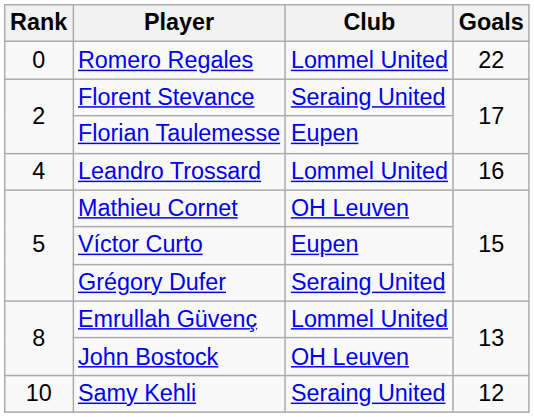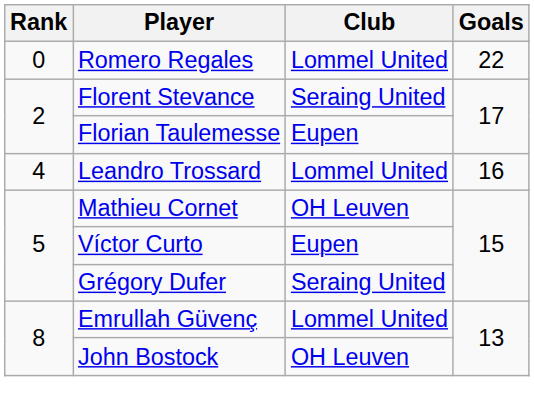- row: (137, 393)
